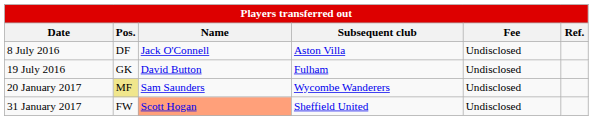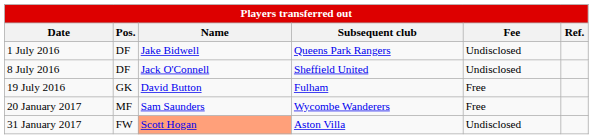+ row: (33, 51)
(320, 51) Aston Villa -> (331, 69) Sheffield United
(493, 69) Undisclosed -> (476, 88) Free
(124, 88) khaki background -> (124, 106) no background
(493, 88) Undisclosed -> (476, 106) Free
(331, 106) Sheffield United -> (320, 125) Aston Villa
